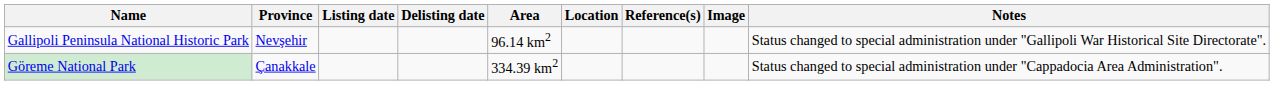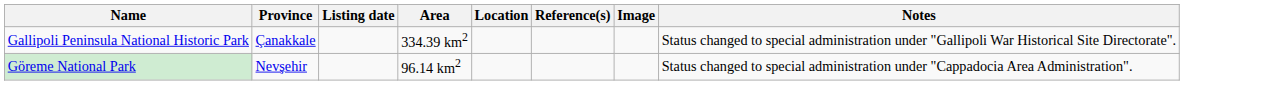- column: (443, 15)
(281, 40) Nevşehir -> (286, 40) Çanakkale
(521, 40) 96.14 km2 -> (435, 40) 334.39 km2
(286, 66) Çanakkale -> (281, 66) Nevşehir
(525, 66) 334.39 km2 -> (431, 66) 96.14 km2
